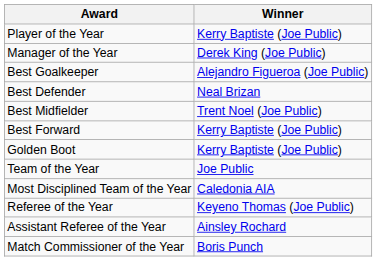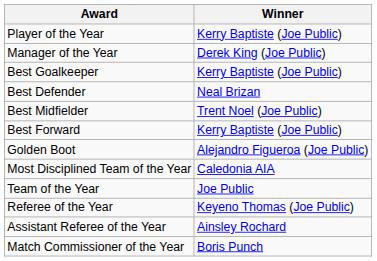(283, 72) Alejandro Figueroa (Joe Public) -> (269, 72) Kerry Baptiste (Joe Public)
(269, 150) Kerry Baptiste (Joe Public) -> (283, 150) Alejandro Figueroa (Joe Public)
rows swapped: (53, 169) <-> (99, 189)
